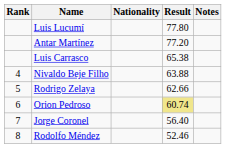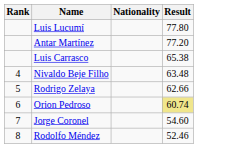- column: (207, 12)
(178, 74) 63.88 -> (178, 74) 63.48
(178, 120) 56.40 -> (178, 120) 54.60
